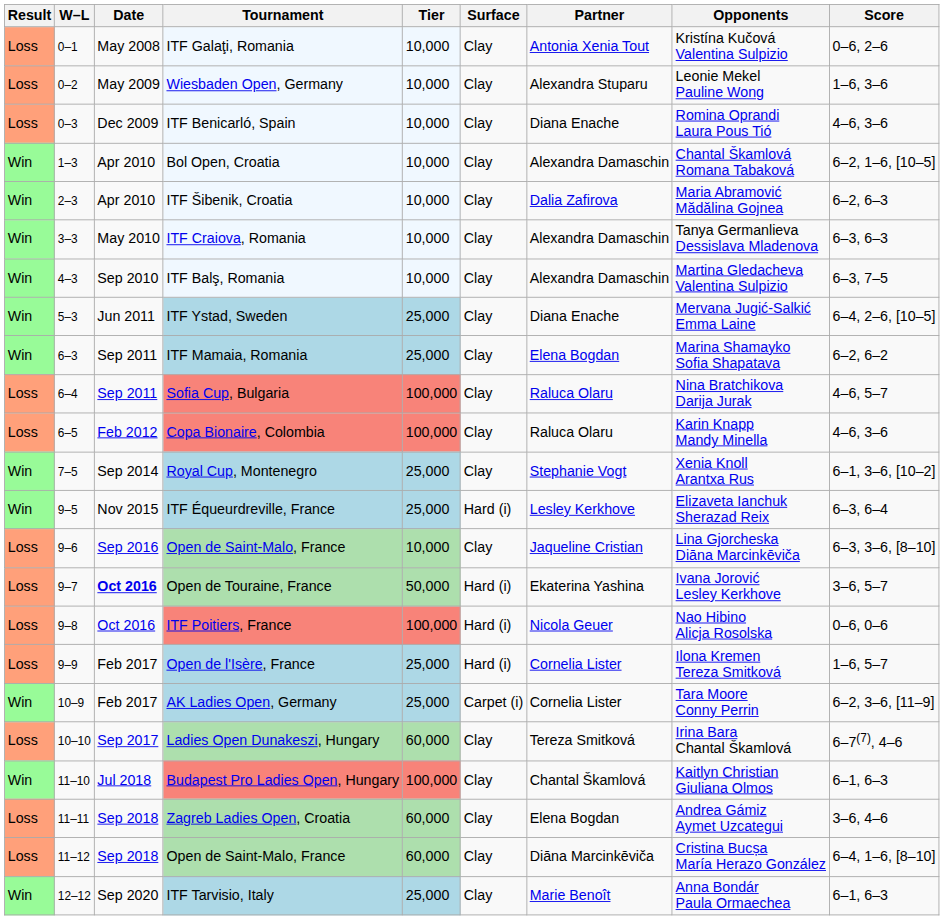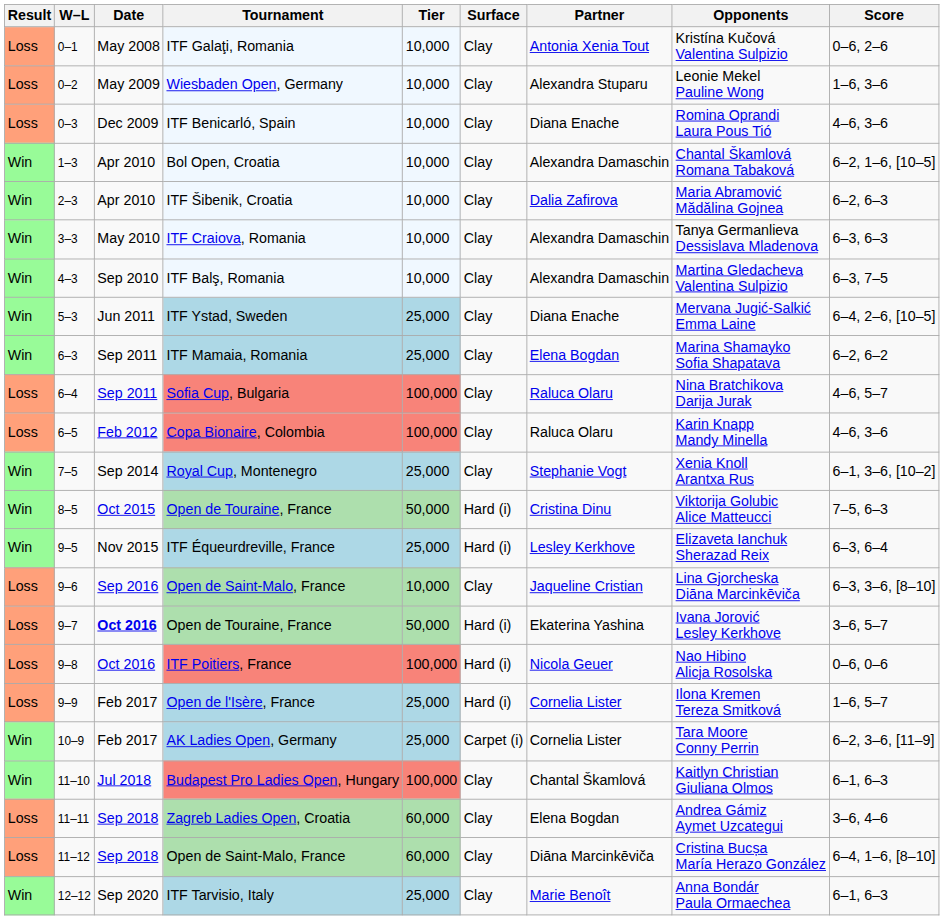+ row: (68, 510)
- row: (74, 742)
